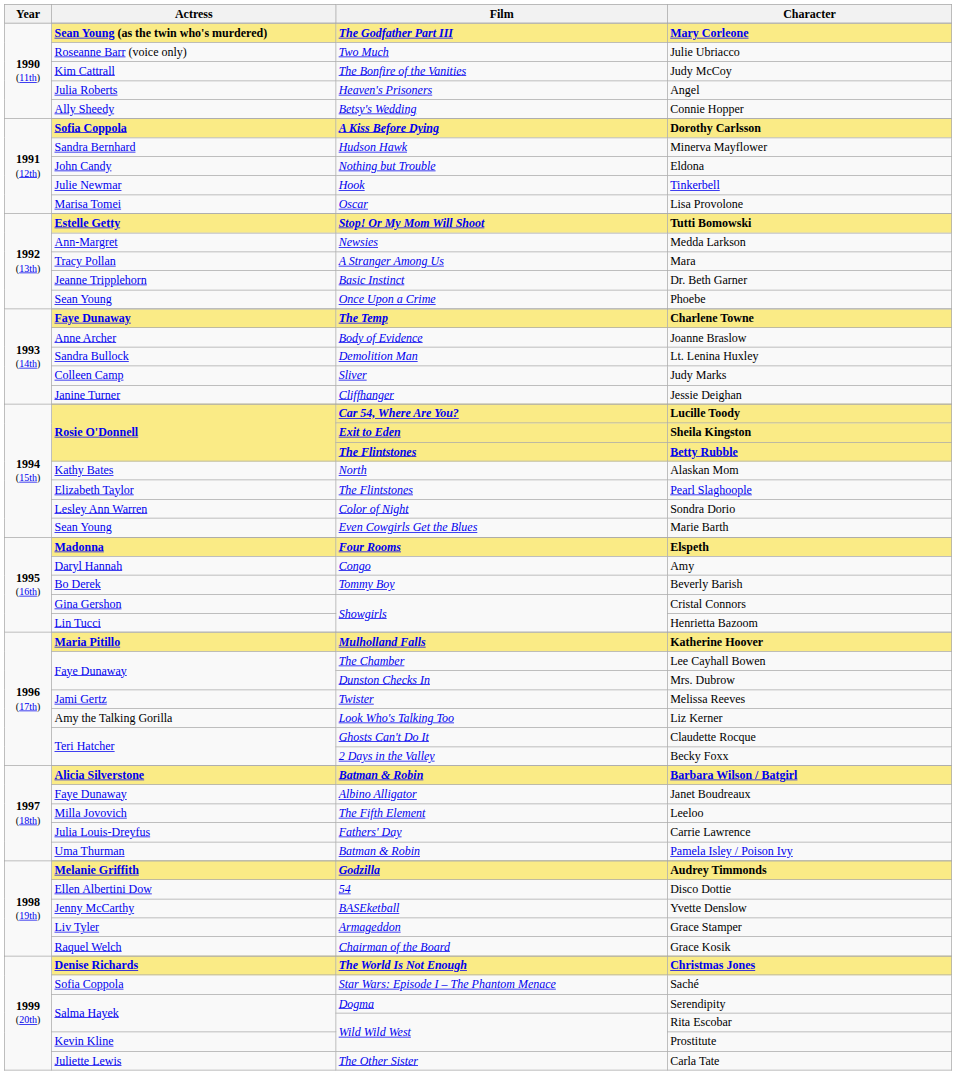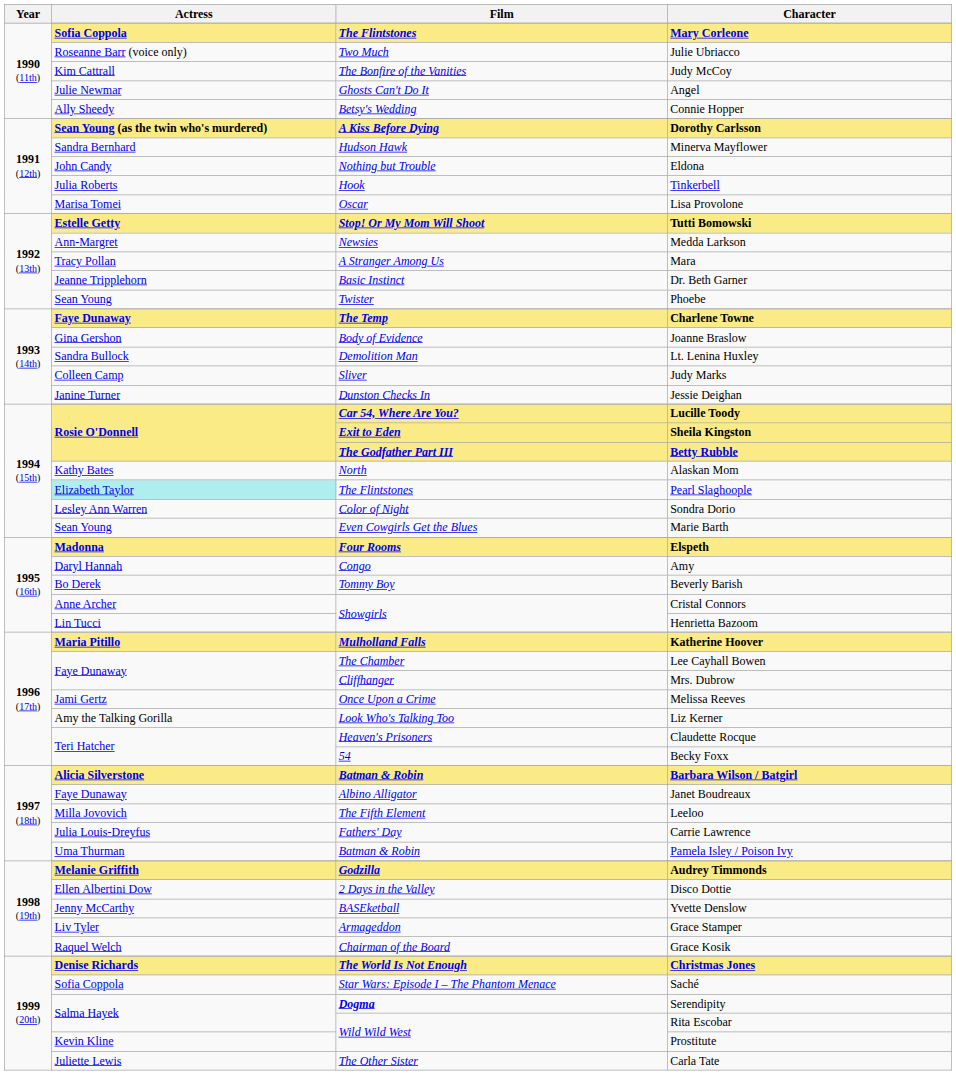(161, 33) Sean Young (as the twin who's murdered) -> (91, 33) Sofia Coppola
(396, 33) The Godfather Part III -> (378, 33) The Flintstones
(86, 90) Julia Roberts -> (88, 90) Julie Newmar
(385, 90) Heaven's Prisoners -> (384, 90) Ghosts Can't Do It
(91, 128) Sofia Coppola -> (161, 128) Sean Young (as the twin who's murdered)
(88, 185) Julie Newmar -> (86, 185) Julia Roberts
(387, 299) Once Upon a Crime -> (356, 299) Twister
(85, 337) Anne Archer -> (88, 337) Gina Gershon
(366, 394) Cliffhanger -> (384, 394) Dunston Checks In
(378, 451) The Flintstones -> (396, 451) The Godfather Part III
(94, 489) no background -> (94, 489) paleturquoise background
(88, 603) Gina Gershon -> (85, 603) Anne Archer
(384, 680) Dunston Checks In -> (366, 680) Cliffhanger
(356, 699) Twister -> (387, 699) Once Upon a Crime
(384, 737) Ghosts Can't Do It -> (385, 737) Heaven's Prisoners
(387, 756) 2 Days in the Valley -> (345, 756) 54
(345, 889) 54 -> (387, 889) 2 Days in the Valley
(356, 1003) normal -> (357, 1003) bold
